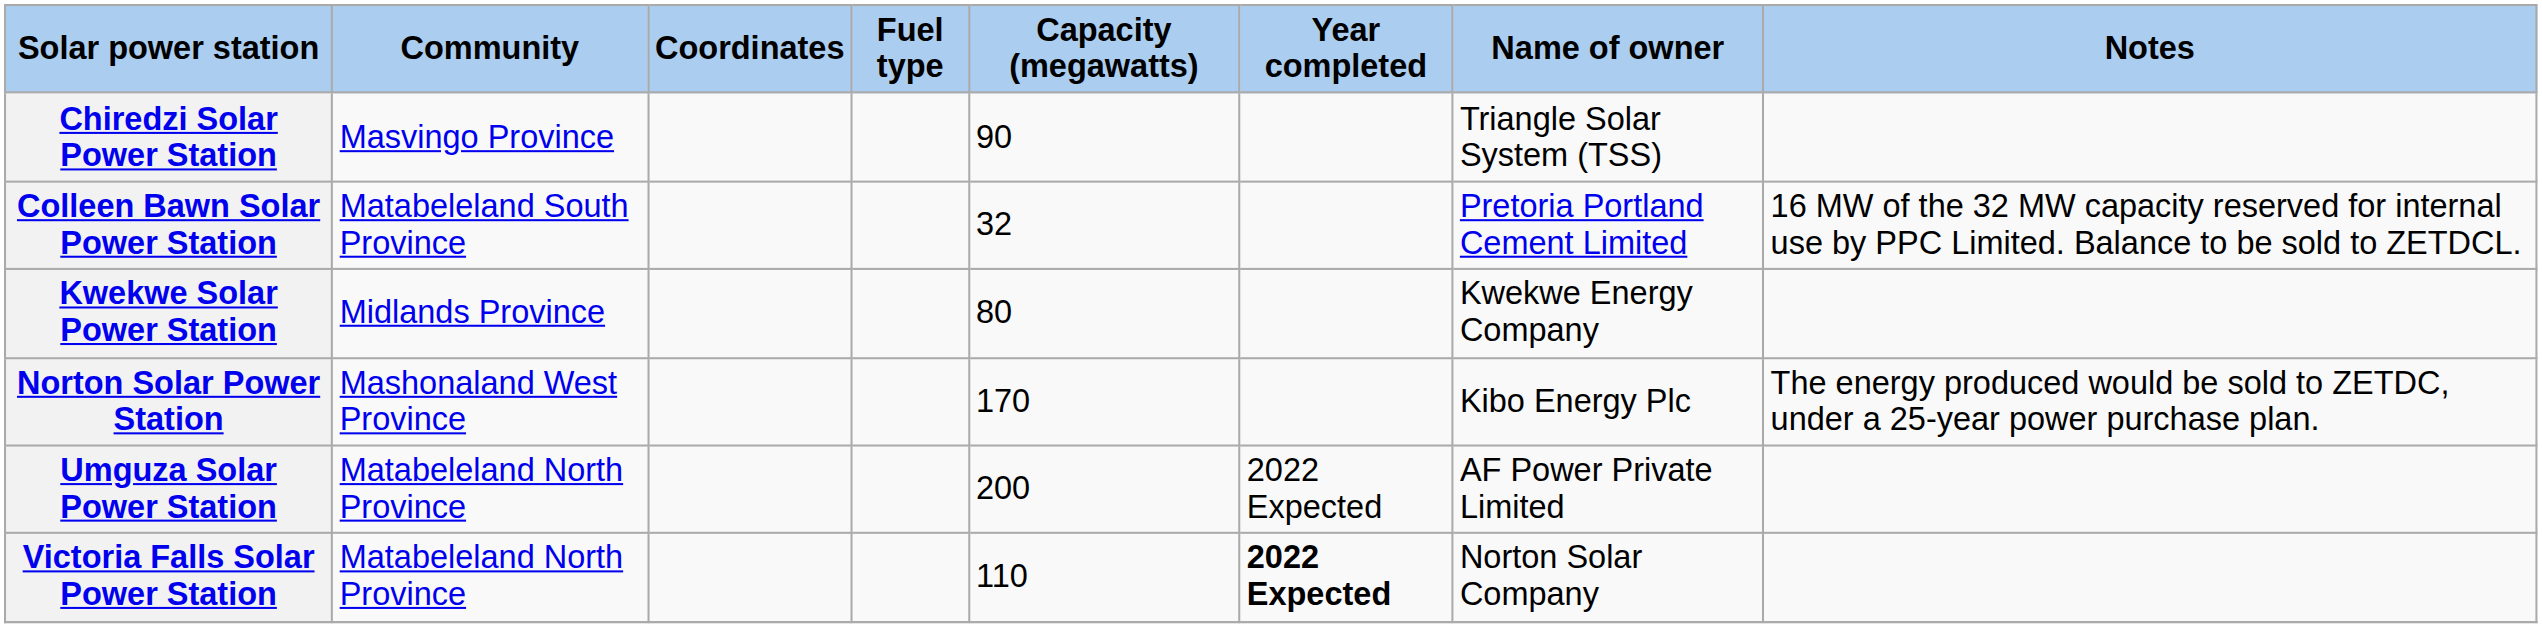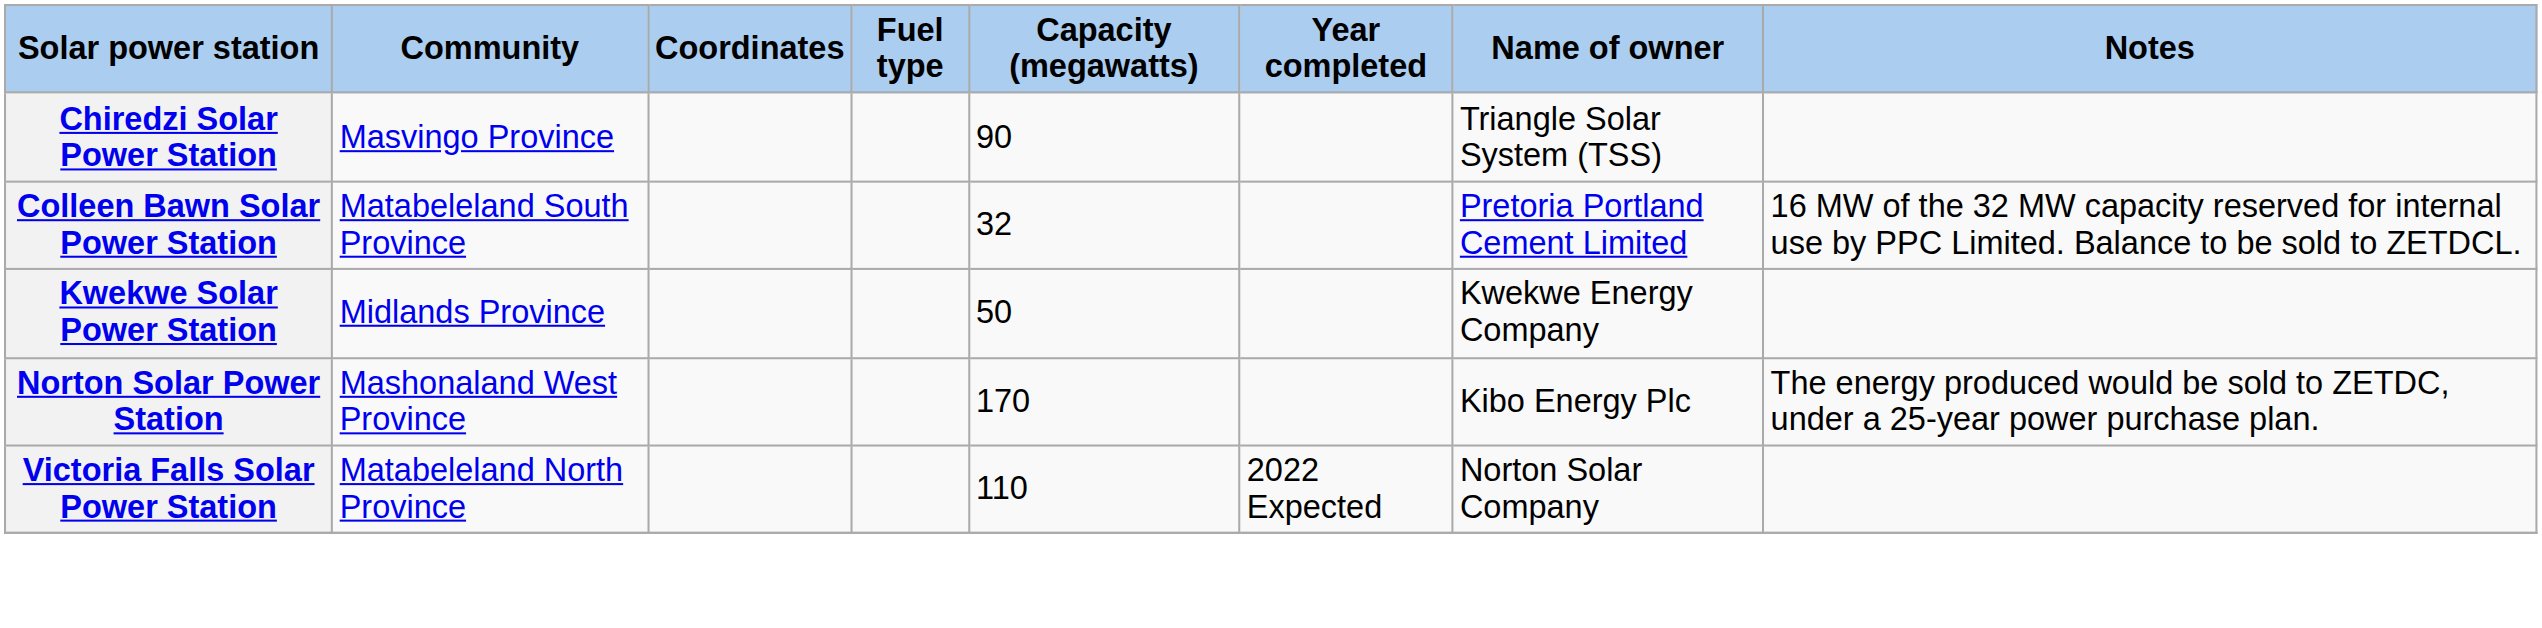(994, 312) 80 -> (994, 312) 50
- row: (169, 488)
(1319, 576) bold -> (1315, 488) normal
